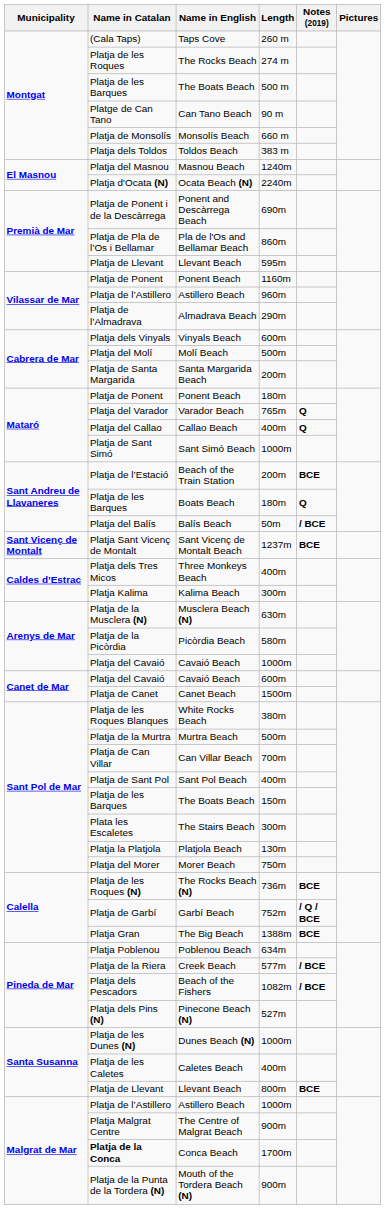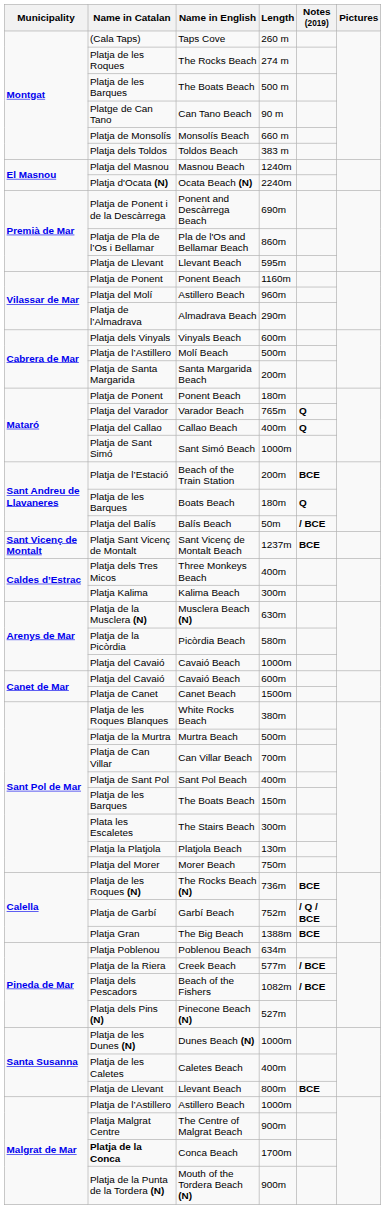(131, 295) Platja de l’Astillero -> (121, 295) Platja del Molí
(121, 353) Platja del Molí -> (131, 353) Platja de l’Astillero
